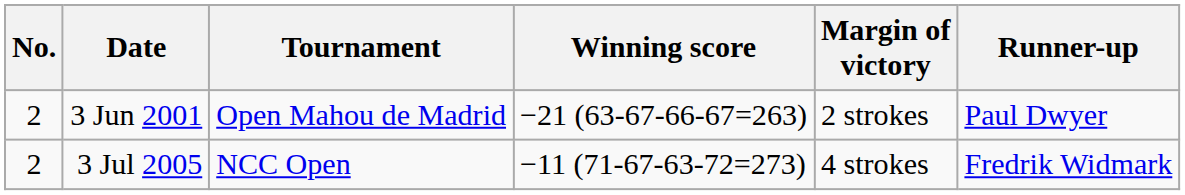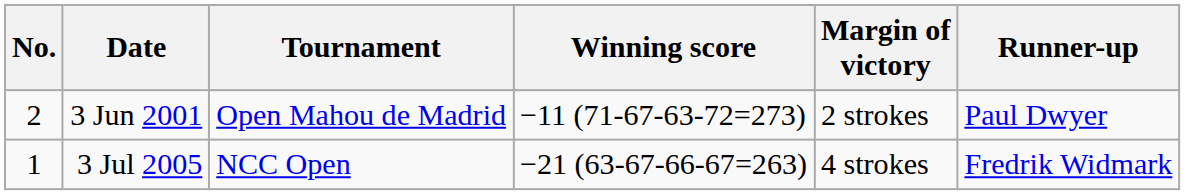(663, 114) −21 (63-67-66-67=263) -> (663, 114) −11 (71-67-63-72=273)
(34, 164) 2 -> (34, 164) 1
(663, 164) −11 (71-67-63-72=273) -> (663, 164) −21 (63-67-66-67=263)
